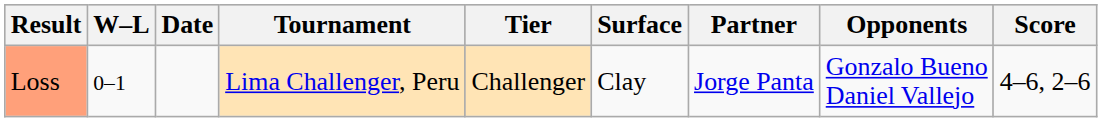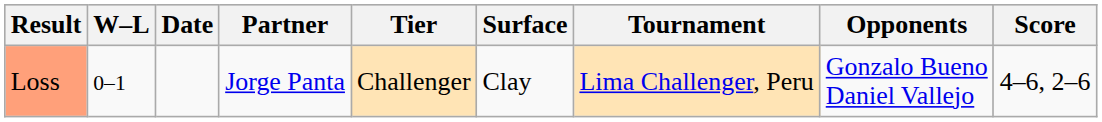columns swapped: (342, 25) <-> (754, 25)
